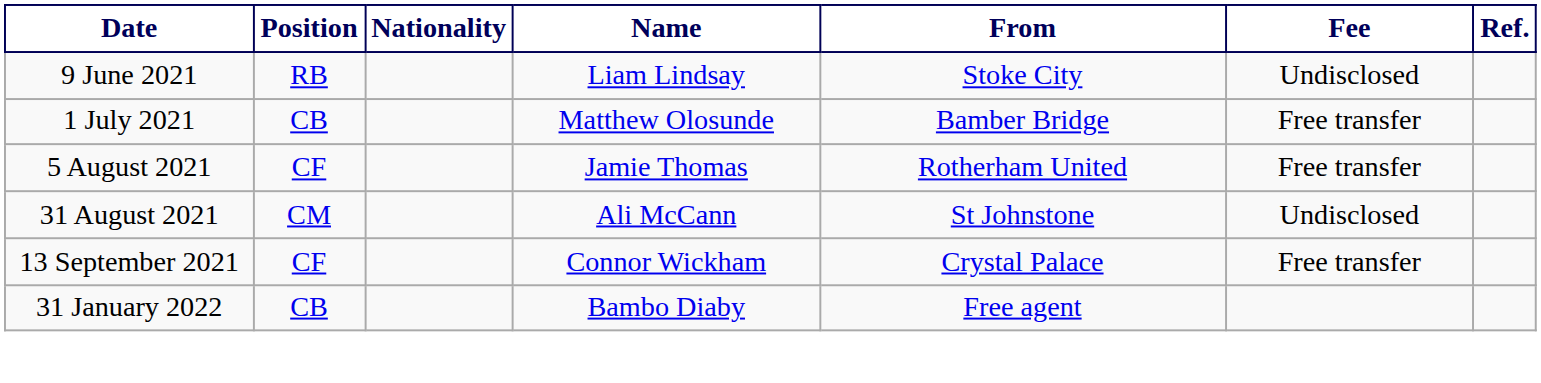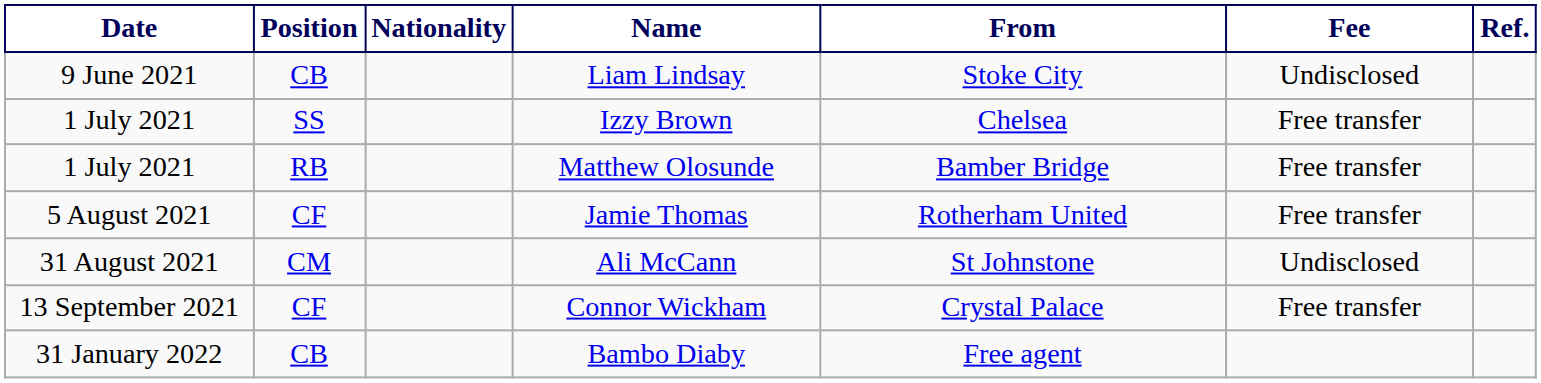(309, 74) RB -> (309, 74) CB
+ row: (666, 121)
(309, 121) CB -> (309, 167) RB
